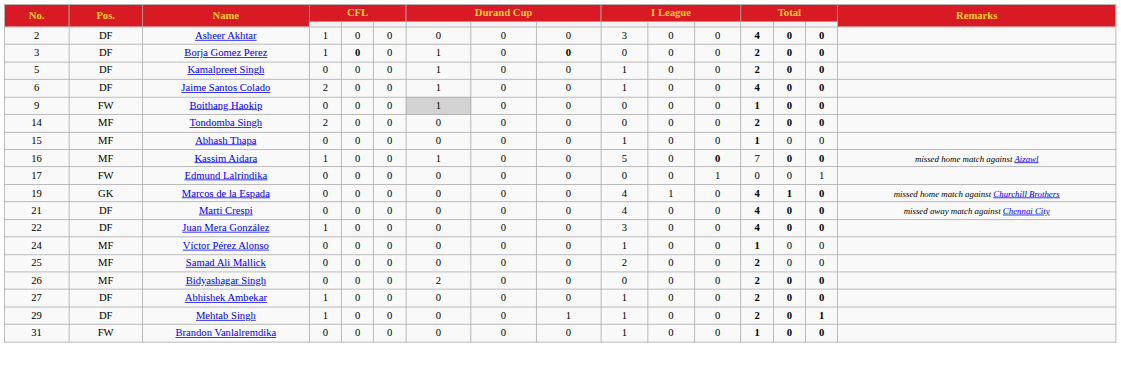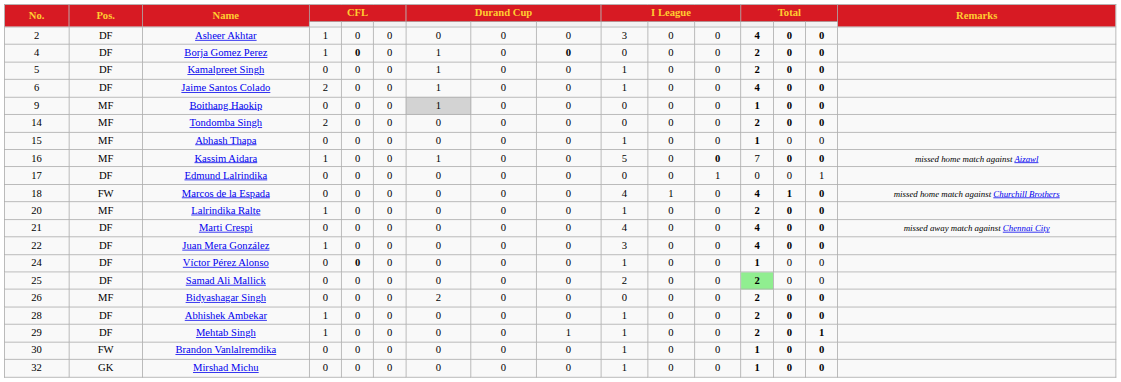(37, 52) 3 -> (37, 52) 4
(106, 105) FW -> (106, 105) MF
(106, 175) FW -> (106, 175) DF
(37, 192) 19 -> (37, 192) 18
(106, 192) GK -> (106, 192) FW
+ row: (226, 210)
(106, 245) MF -> (106, 262) DF
(358, 245) normal -> (358, 262) bold
(106, 262) MF -> (106, 280) DF
(757, 262) no background -> (757, 280) lightgreen background
(37, 297) 27 -> (37, 315) 28
(37, 332) 31 -> (37, 350) 30
+ row: (226, 367)
